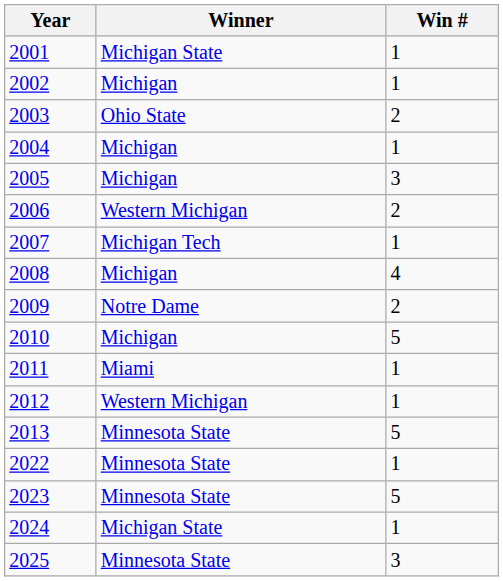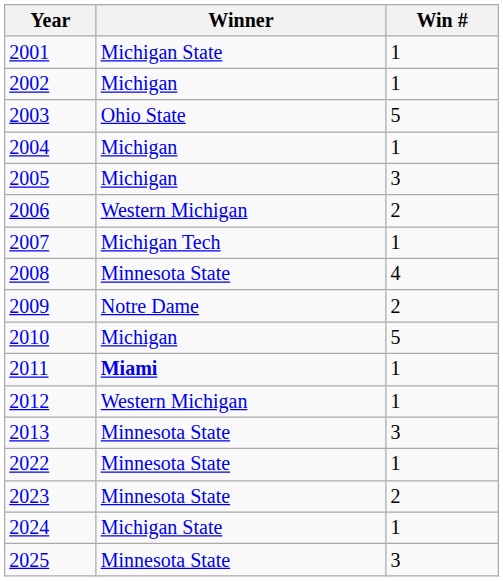(395, 115) 2 -> (395, 115) 5
(139, 274) Michigan -> (165, 274) Minnesota State
(127, 369) normal -> (129, 369) bold
(395, 432) 5 -> (395, 432) 3
(395, 496) 5 -> (395, 496) 2
